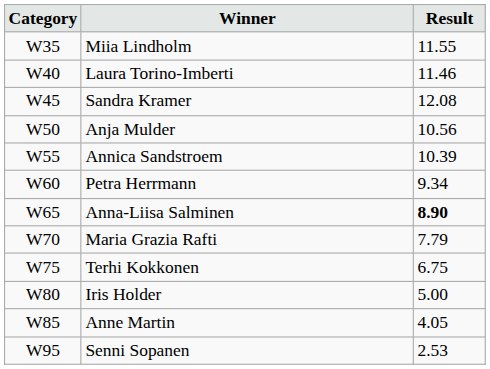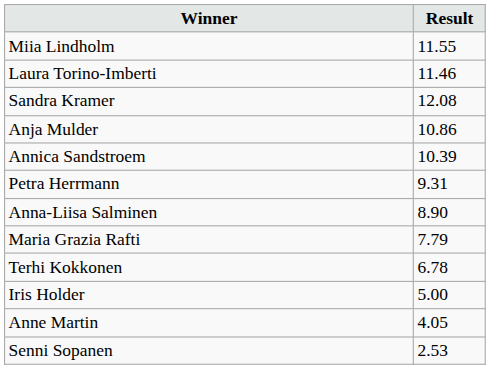- column: (43, 18)
(437, 128) 10.56 -> (437, 128) 10.86
(433, 184) 9.34 -> (433, 184) 9.31
(433, 211) bold -> (433, 211) normal
(433, 267) 6.75 -> (433, 267) 6.78
